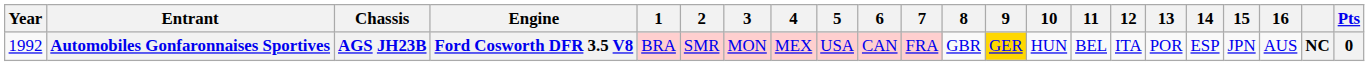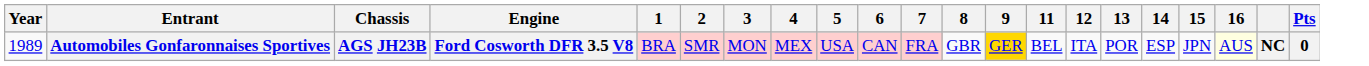- column: (1049, 18)
(25, 45) 1992 -> (25, 45) 1989
(1280, 45) no background -> (1236, 45) lightyellow background
